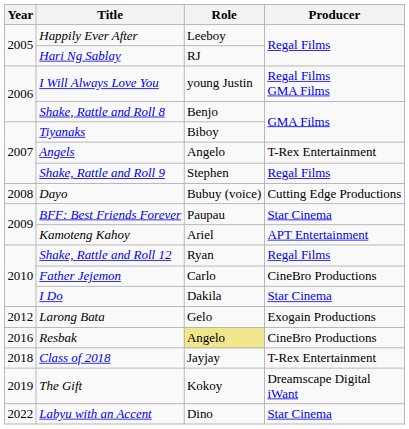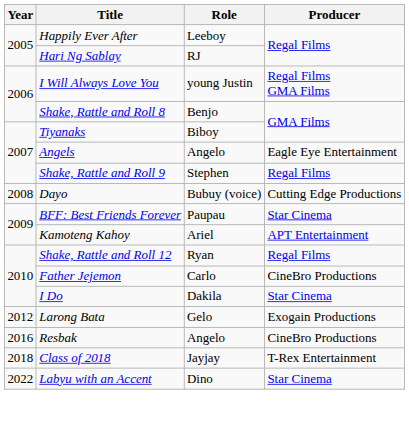(322, 152) T-Rex Entertainment -> (332, 152) Eagle Eye Entertainment
(206, 337) khaki background -> (206, 337) no background
- row: (61, 386)
